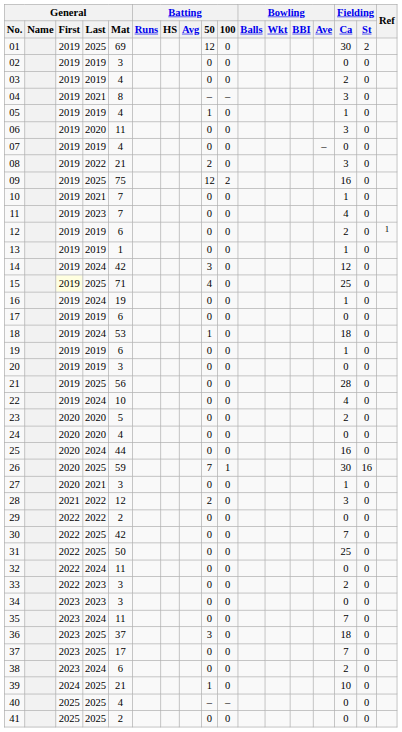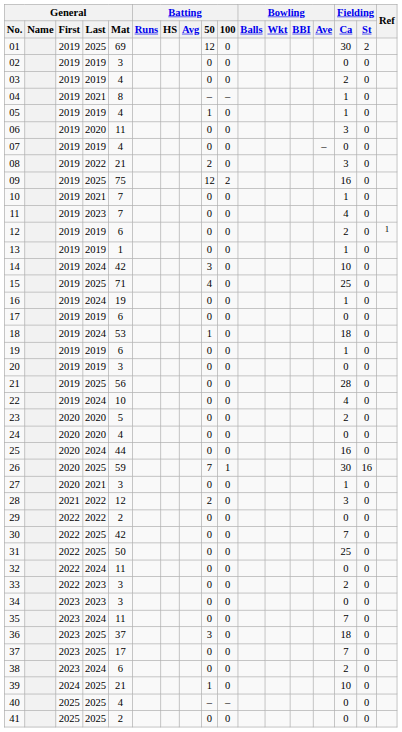(346, 96) 3 -> (346, 96) 1
(346, 266) 12 -> (346, 266) 10
(69, 283) lightyellow background -> (69, 283) no background
